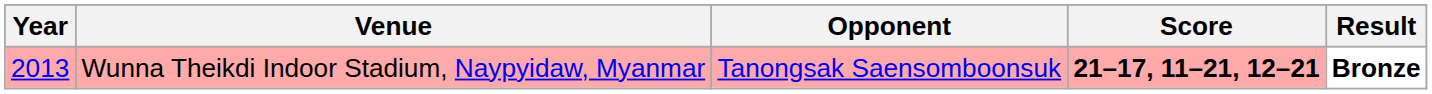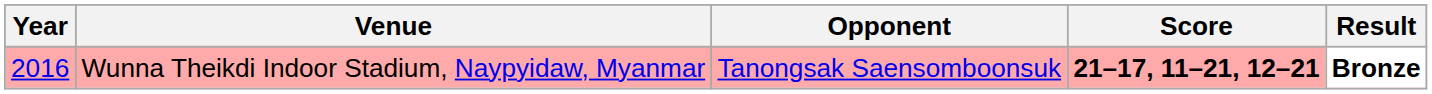(40, 67) 2013 -> (40, 67) 2016
